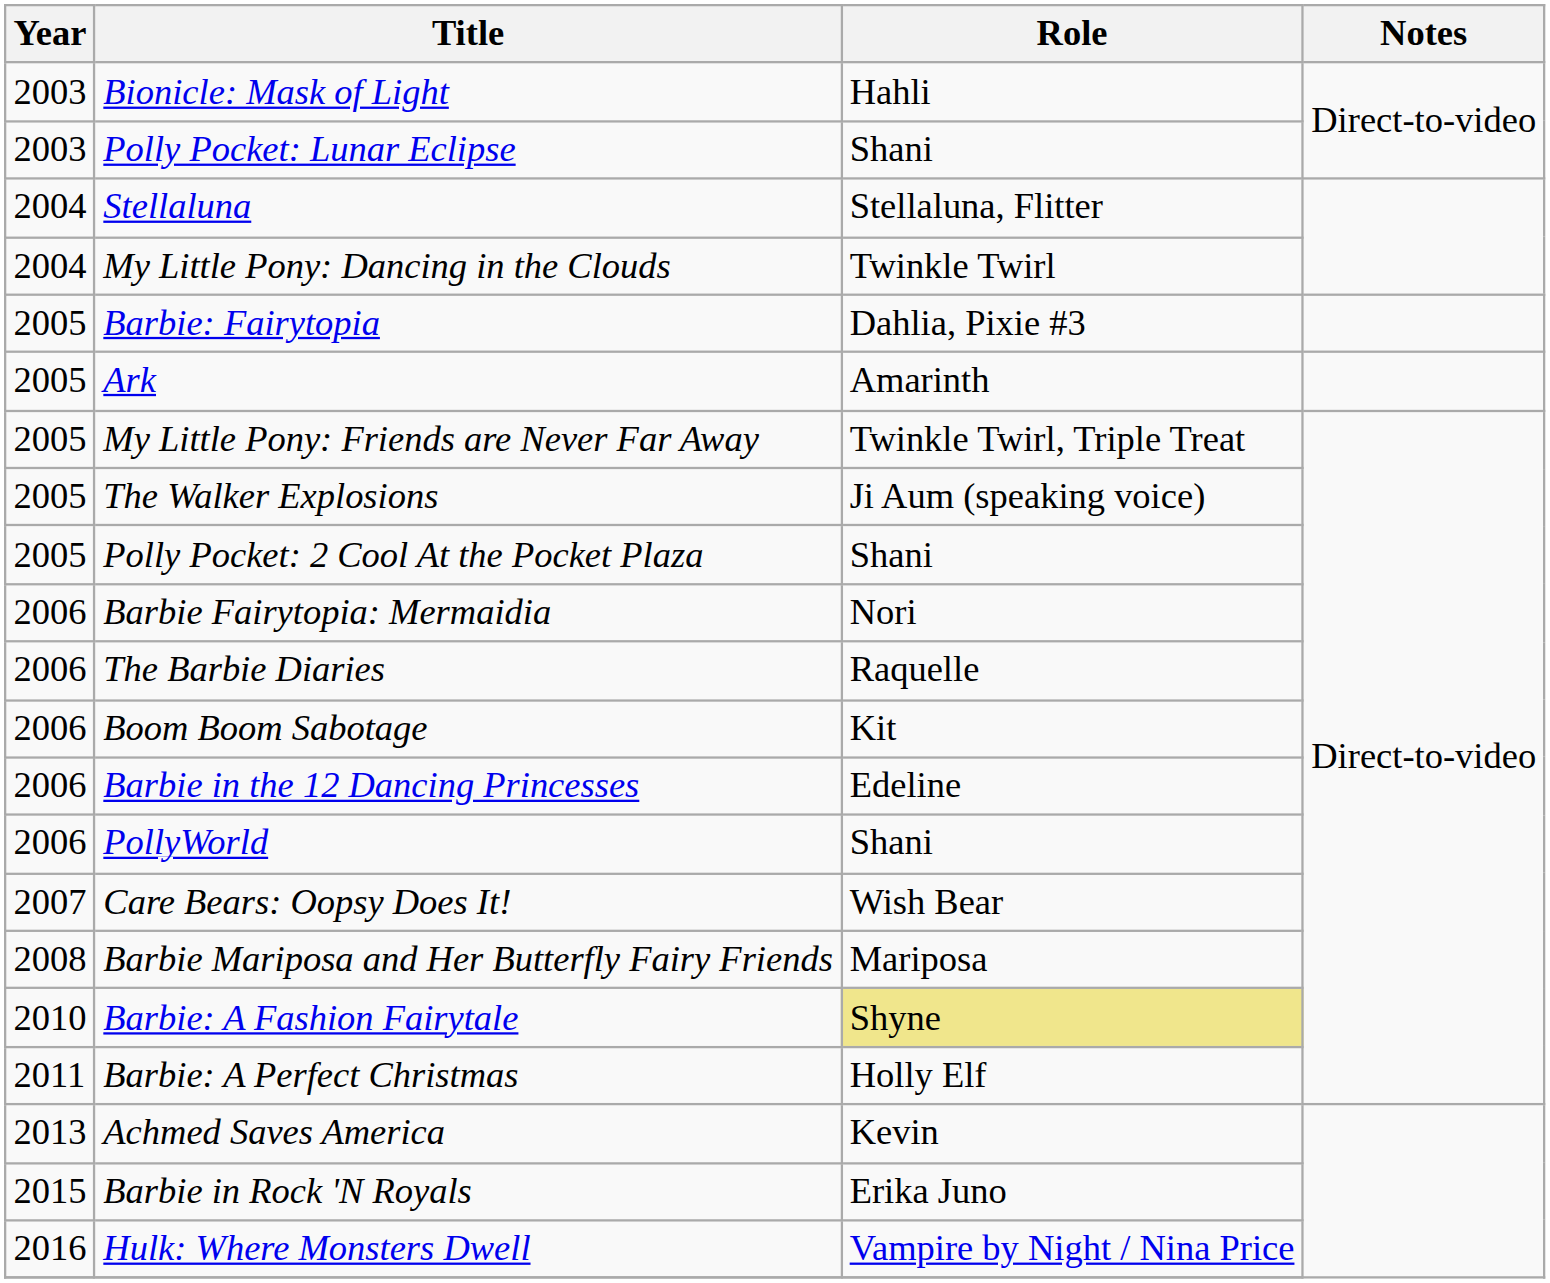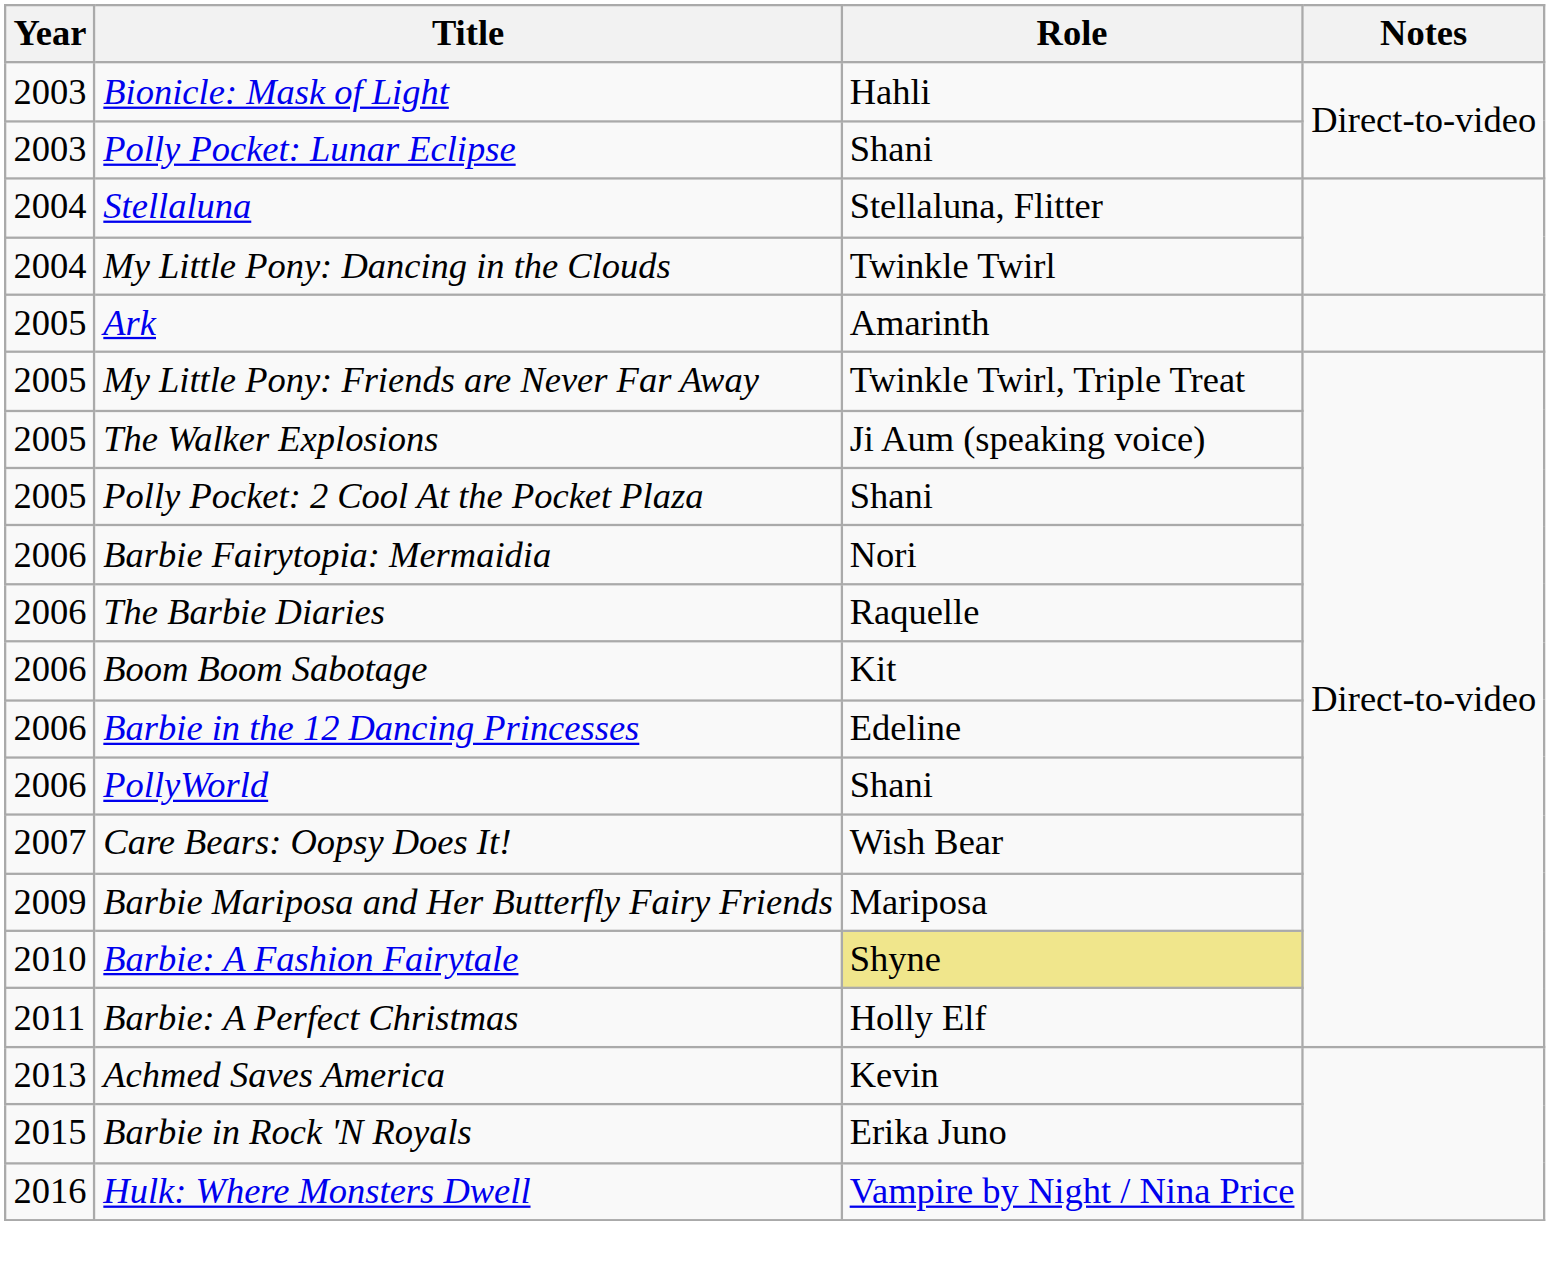- row: (242, 322)
(50, 959) 2008 -> (50, 901) 2009
